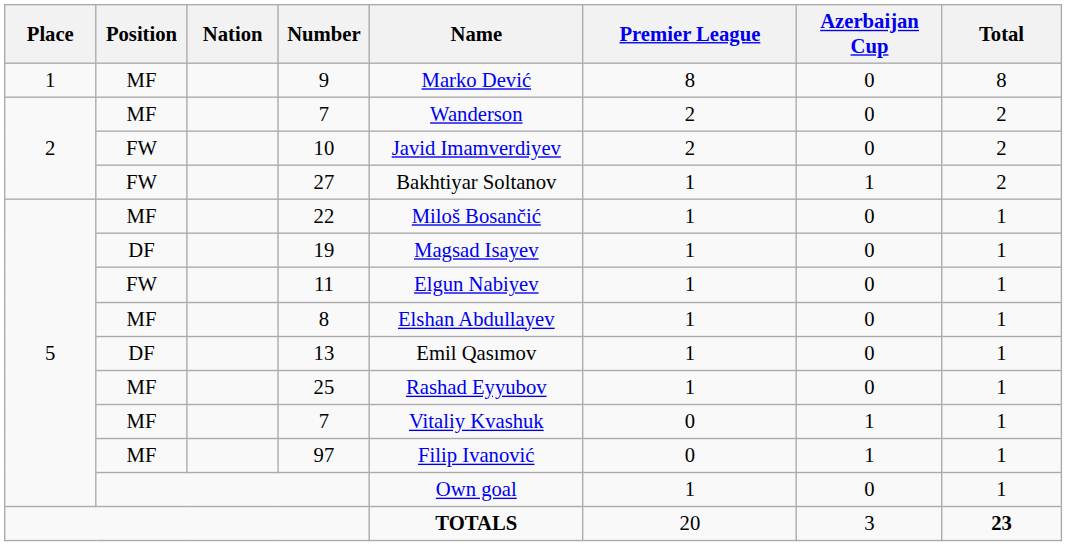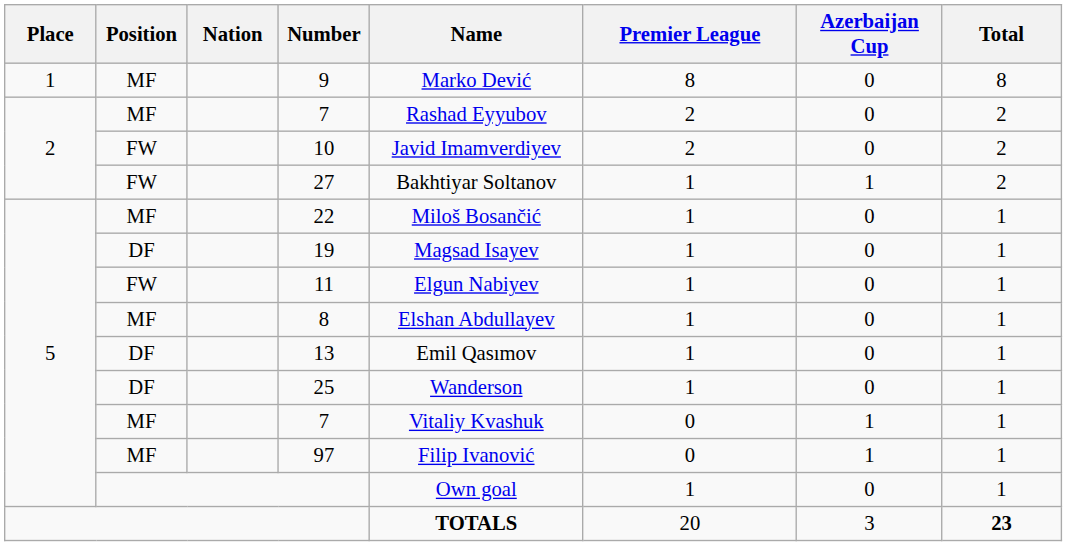(476, 114) Wanderson -> (476, 114) Rashad Eyyubov
(141, 387) MF -> (141, 387) DF
(476, 387) Rashad Eyyubov -> (476, 387) Wanderson
